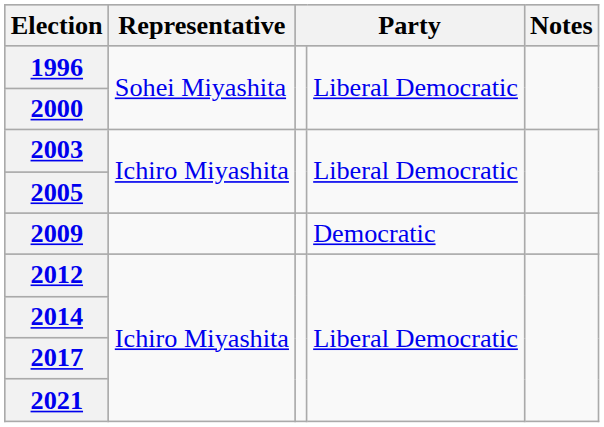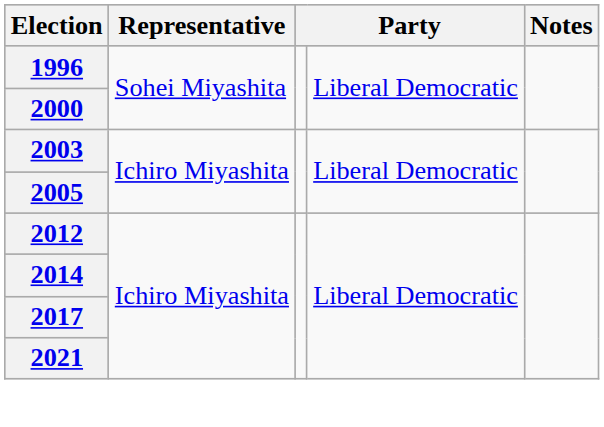- row: (57, 233)
